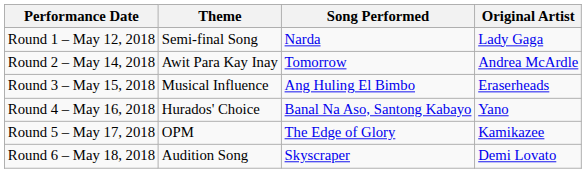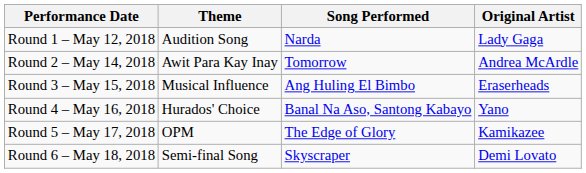(210, 39) Semi-final Song -> (205, 39) Audition Song
(205, 156) Audition Song -> (210, 156) Semi-final Song
